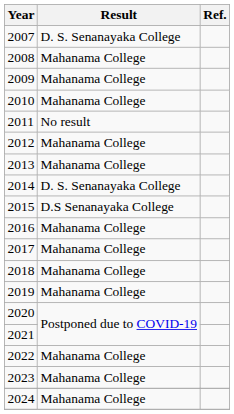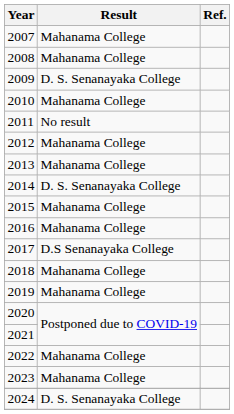(111, 36) D. S. Senanayaka College -> (93, 36) Mahanama College
(93, 79) Mahanama College -> (111, 79) D. S. Senanayaka College
(107, 206) D.S Senanayaka College -> (93, 206) Mahanama College
(93, 249) Mahanama College -> (107, 249) D.S Senanayaka College
(93, 398) Mahanama College -> (111, 398) D. S. Senanayaka College
